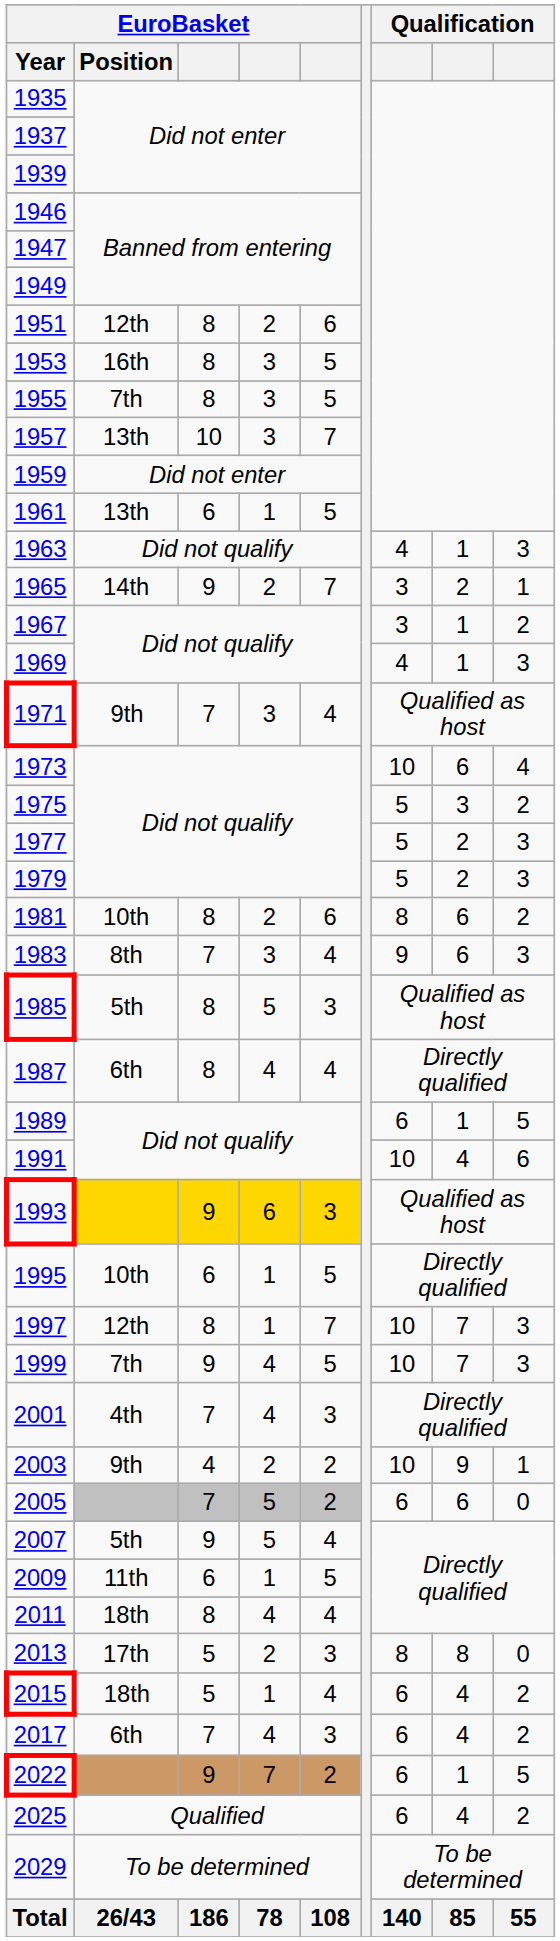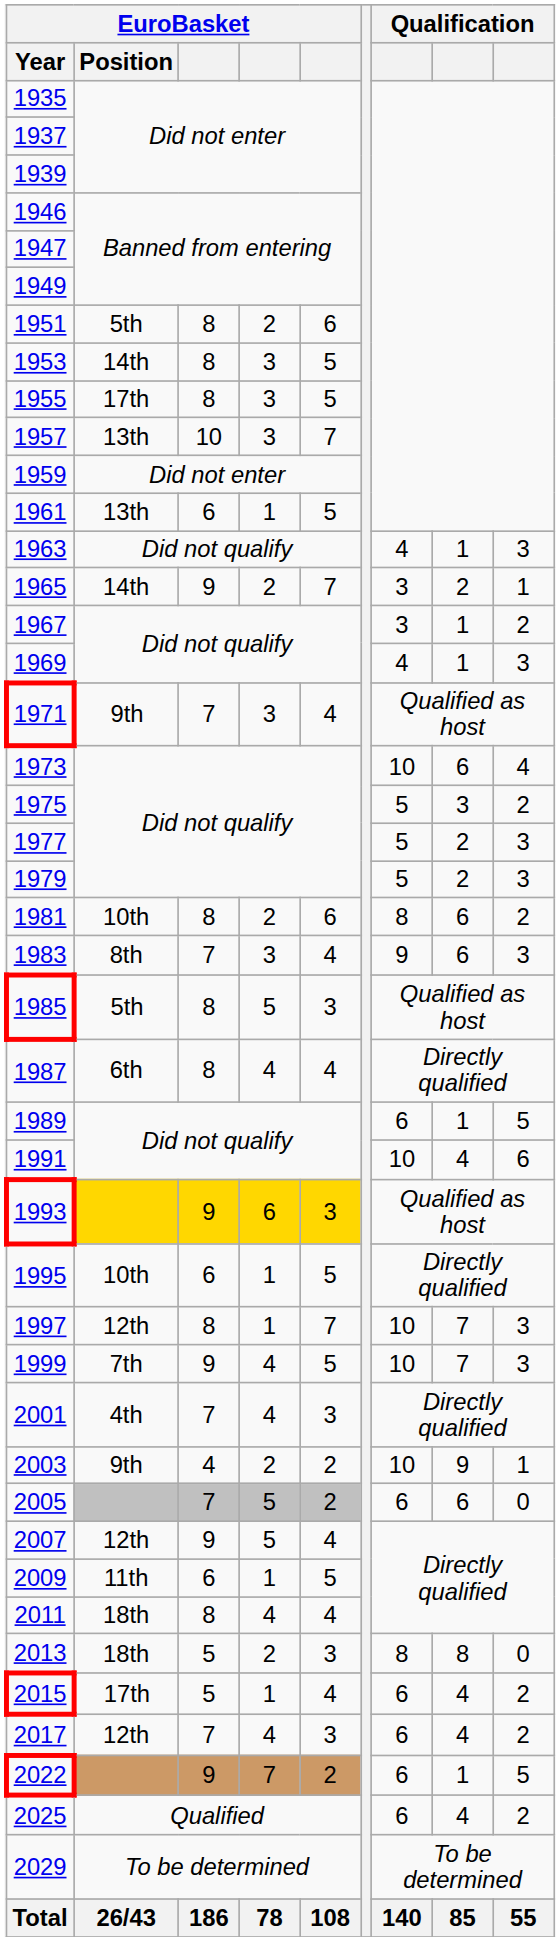(126, 324) 12th -> (126, 324) 5th
(126, 362) 16th -> (126, 362) 14th
(126, 399) 7th -> (126, 399) 17th
(126, 1540) 5th -> (126, 1540) 12th
(126, 1654) 17th -> (126, 1654) 18th
(127, 1694) 18th -> (127, 1694) 17th
(126, 1735) 6th -> (126, 1735) 12th
